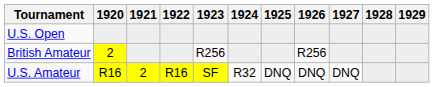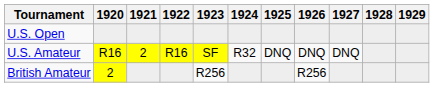rows swapped: (44, 73) <-> (49, 53)
